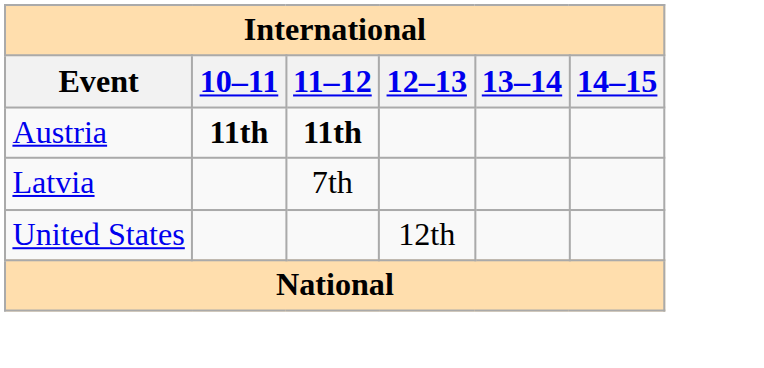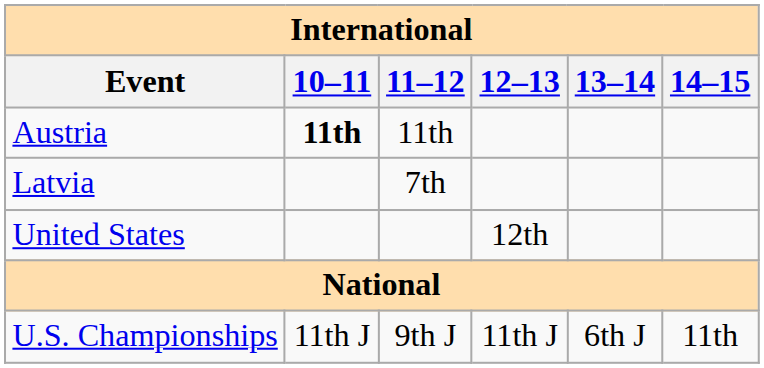(332, 132) bold -> (425, 132) normal
+ row: (145, 336)
